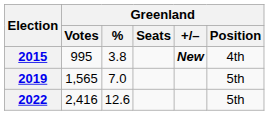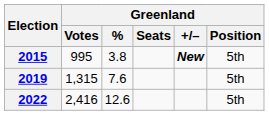(236, 56) 4th -> (236, 56) 5th
(81, 78) 1,565 -> (81, 78) 1,315
(117, 78) 7.0 -> (117, 78) 7.6
